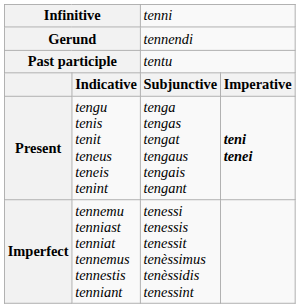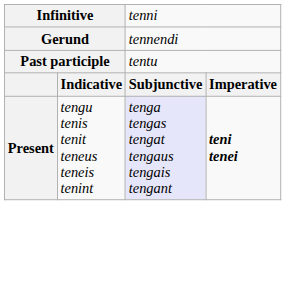(166, 147) no background -> (151, 147) lavender background
- row: (38, 251)
